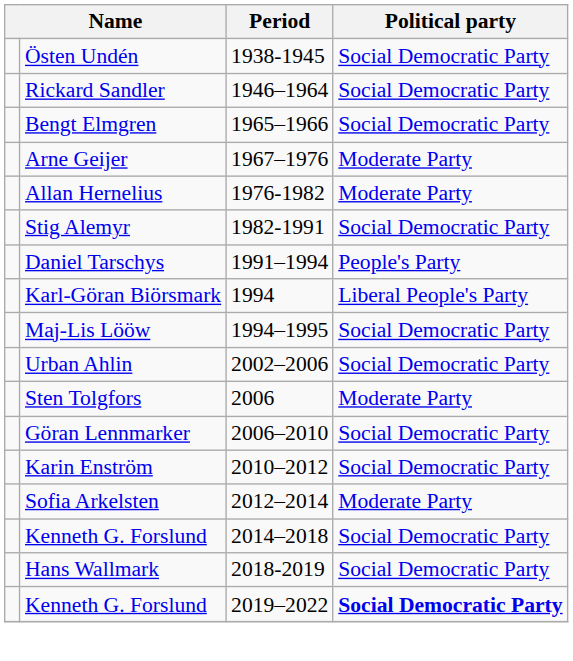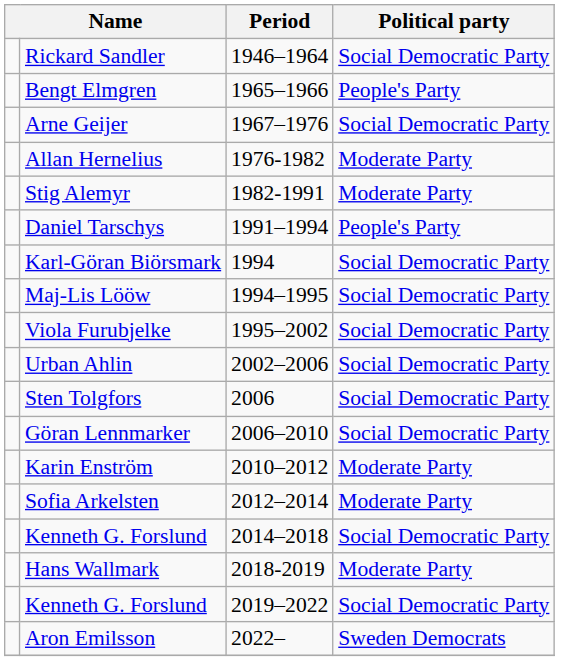- row: (82, 55)
(444, 124) Social Democratic Party -> (399, 90) People's Party
(405, 158) Moderate Party -> (444, 124) Social Democratic Party
(444, 227) Social Democratic Party -> (405, 192) Moderate Party
(433, 295) Liberal People's Party -> (444, 261) Social Democratic Party
+ row: (98, 329)
(405, 398) Moderate Party -> (444, 398) Social Democratic Party
(444, 466) Social Democratic Party -> (405, 466) Moderate Party
(444, 569) Social Democratic Party -> (405, 569) Moderate Party
(450, 603) bold -> (444, 603) normal
+ row: (90, 638)
